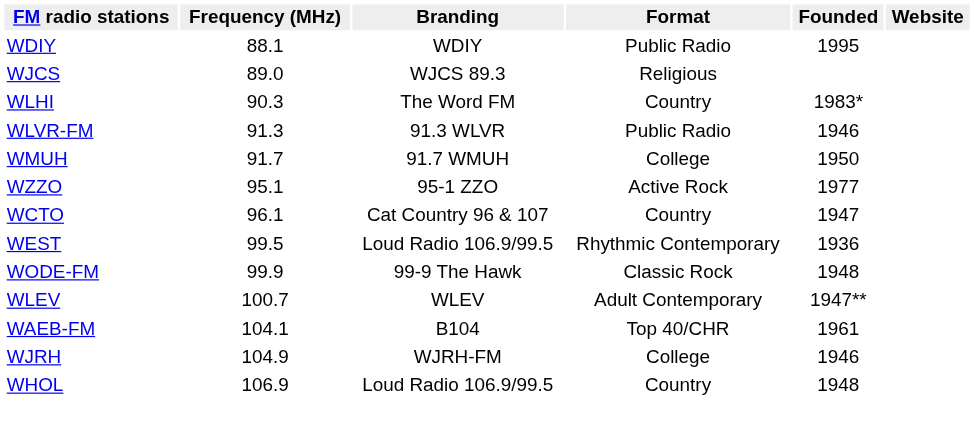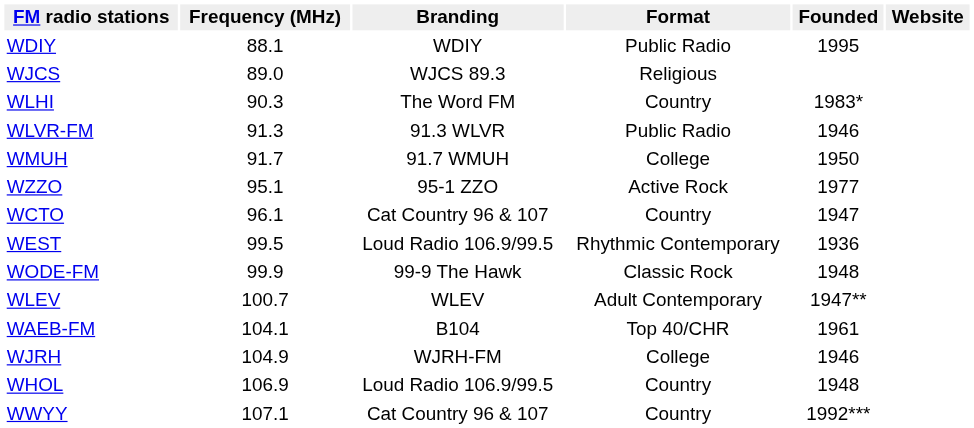+ row: (37, 413)
